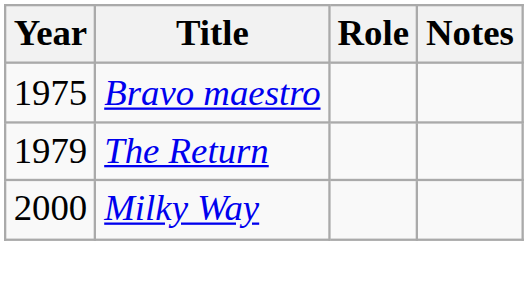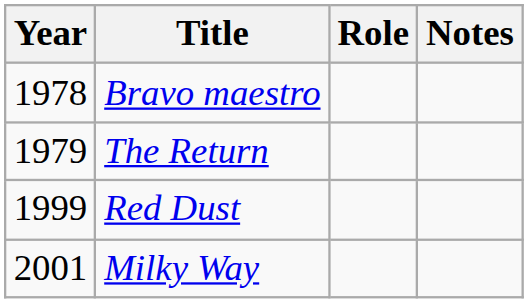(50, 92) 1975 -> (50, 92) 1978
+ row: (172, 208)
(50, 208) 2000 -> (50, 267) 2001
